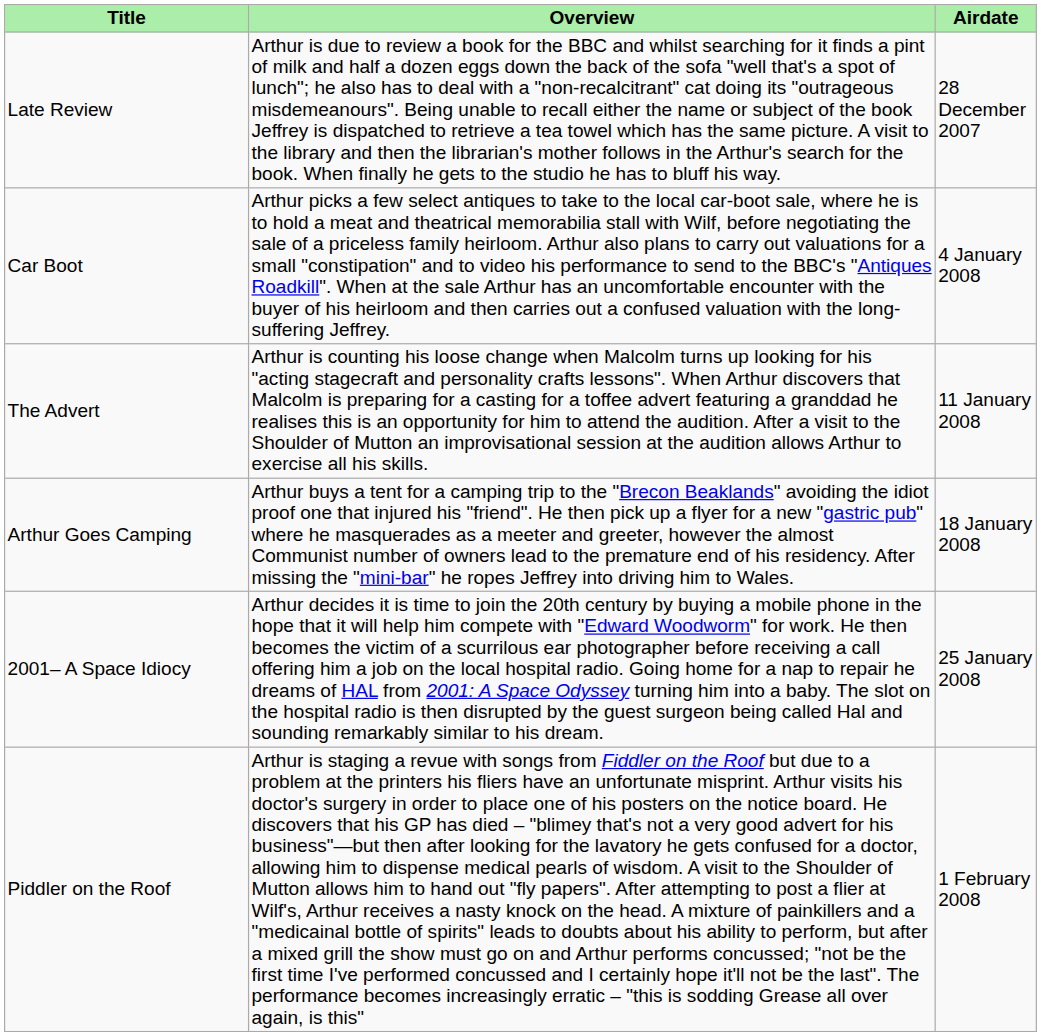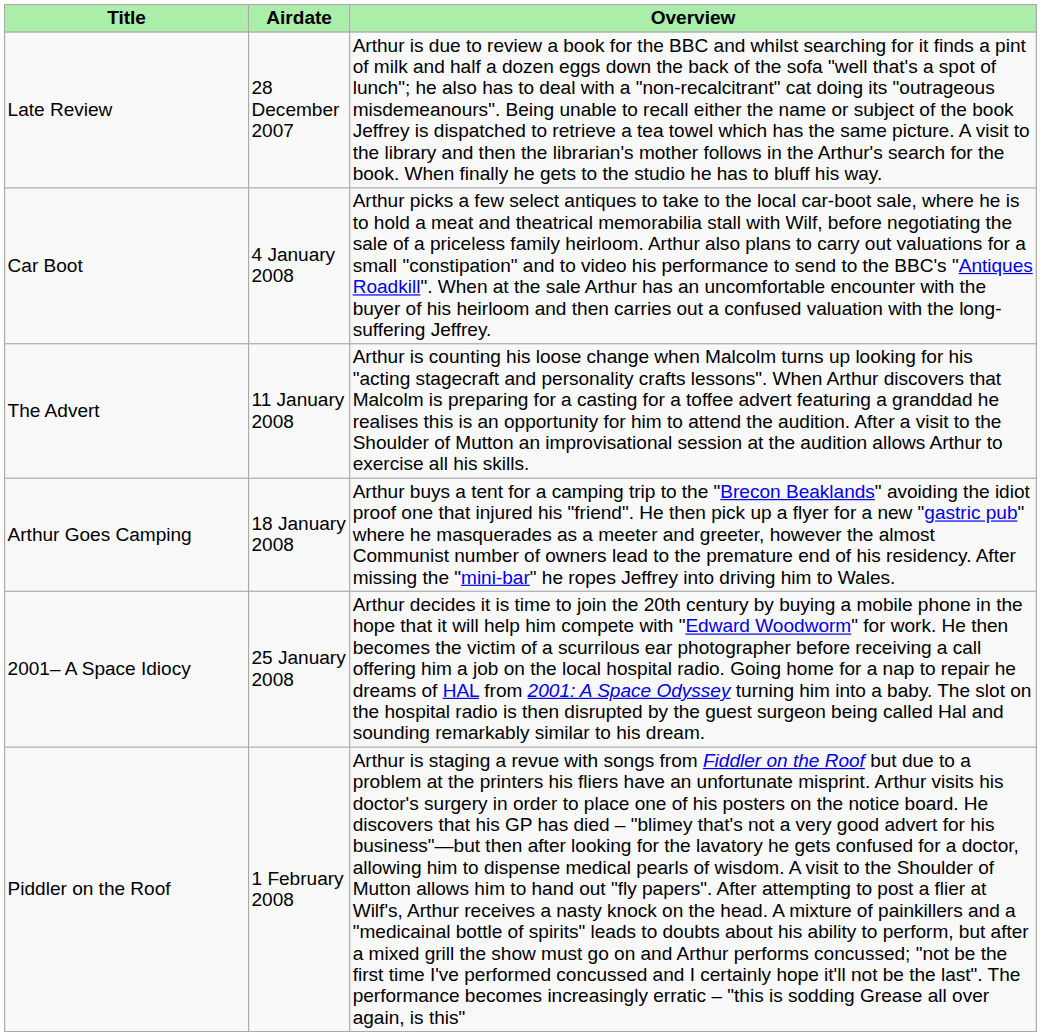columns swapped: (986, 18) <-> (592, 18)
